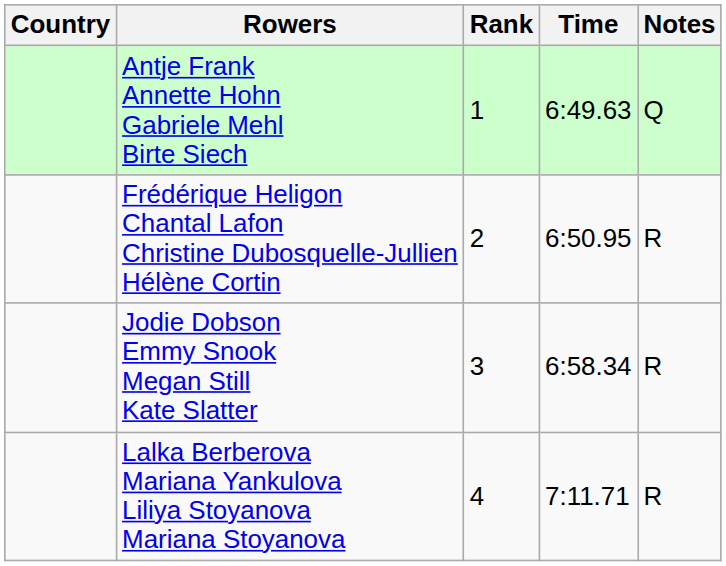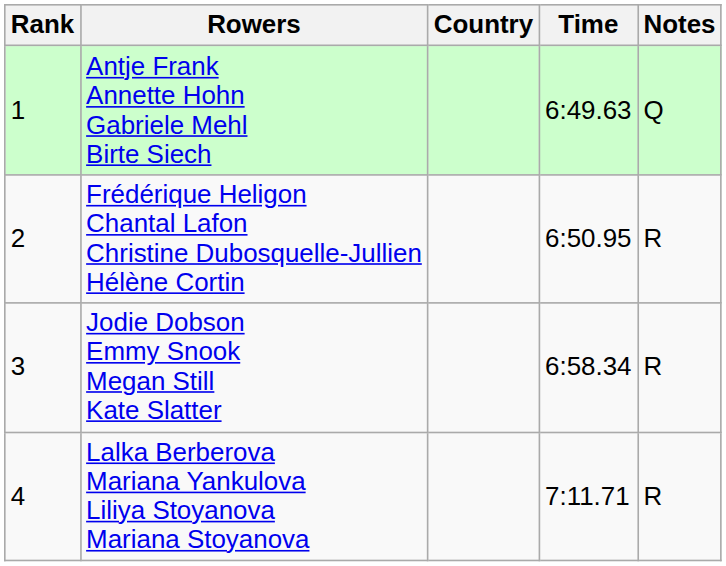columns swapped: (501, 25) <-> (60, 25)
